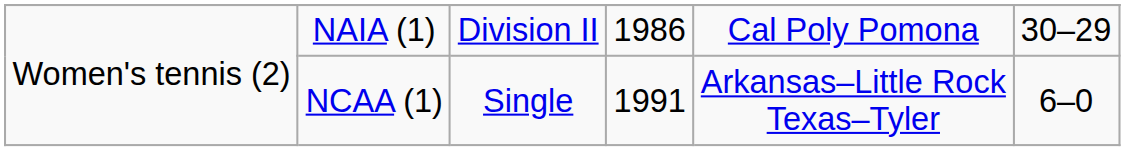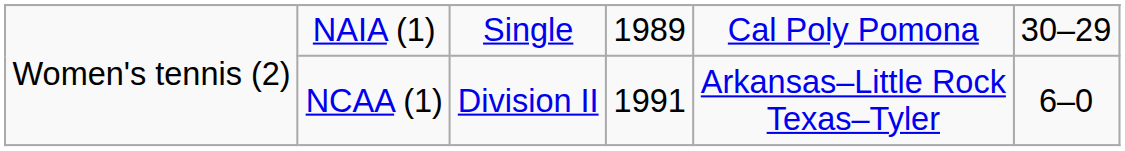(528, 30) Division II -> (528, 30) Single
(650, 30) 1986 -> (650, 30) 1989
(528, 100) Single -> (528, 100) Division II
